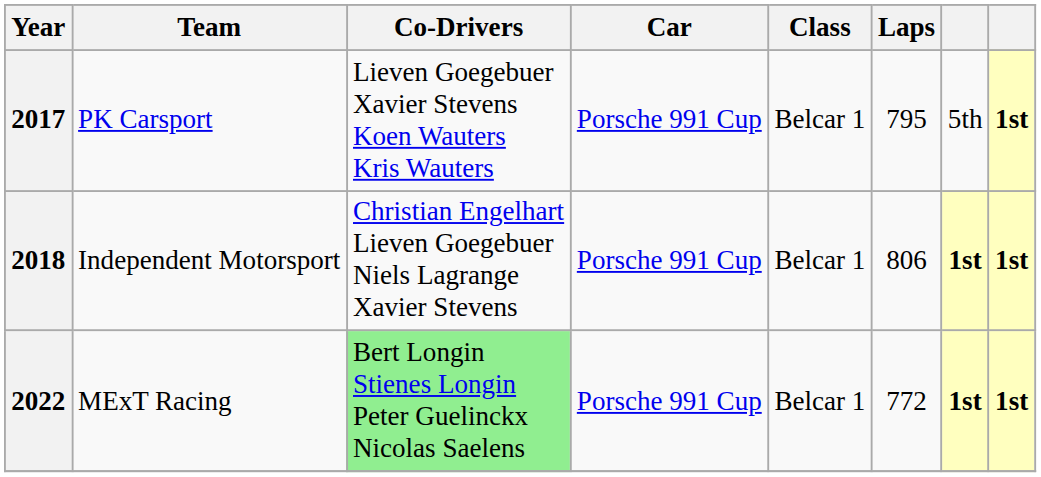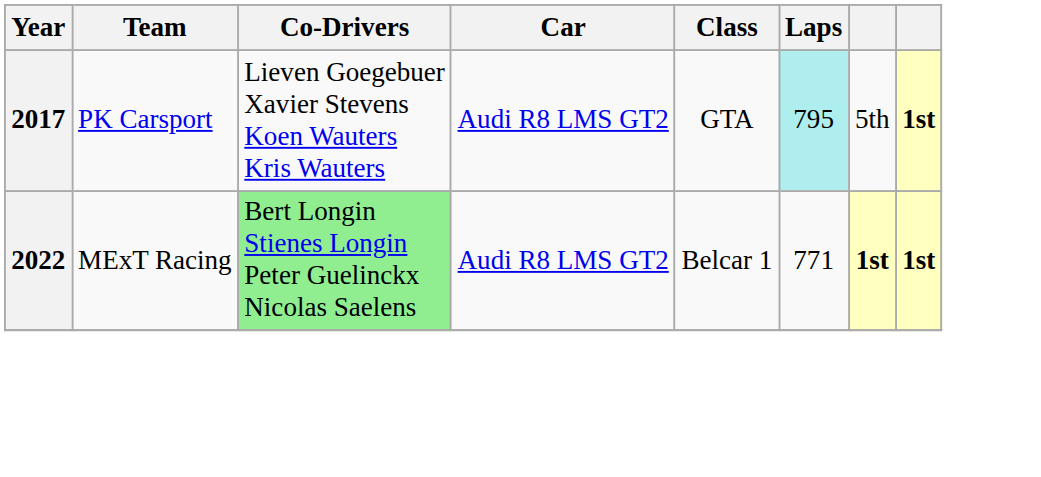(669, 119) Porsche 991 Cup -> (563, 119) Audi R8 LMS GT2
(820, 119) Belcar 1 -> (727, 119) GTA
(907, 119) no background -> (814, 119) paleturquoise background
- row: (38, 260)
(669, 400) Porsche 991 Cup -> (563, 260) Audi R8 LMS GT2
(907, 400) 772 -> (814, 260) 771
